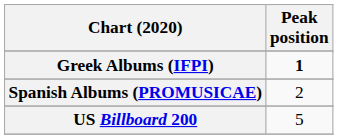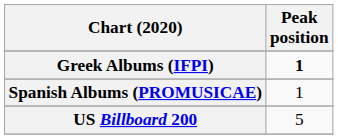(299, 92) 2 -> (299, 92) 1
